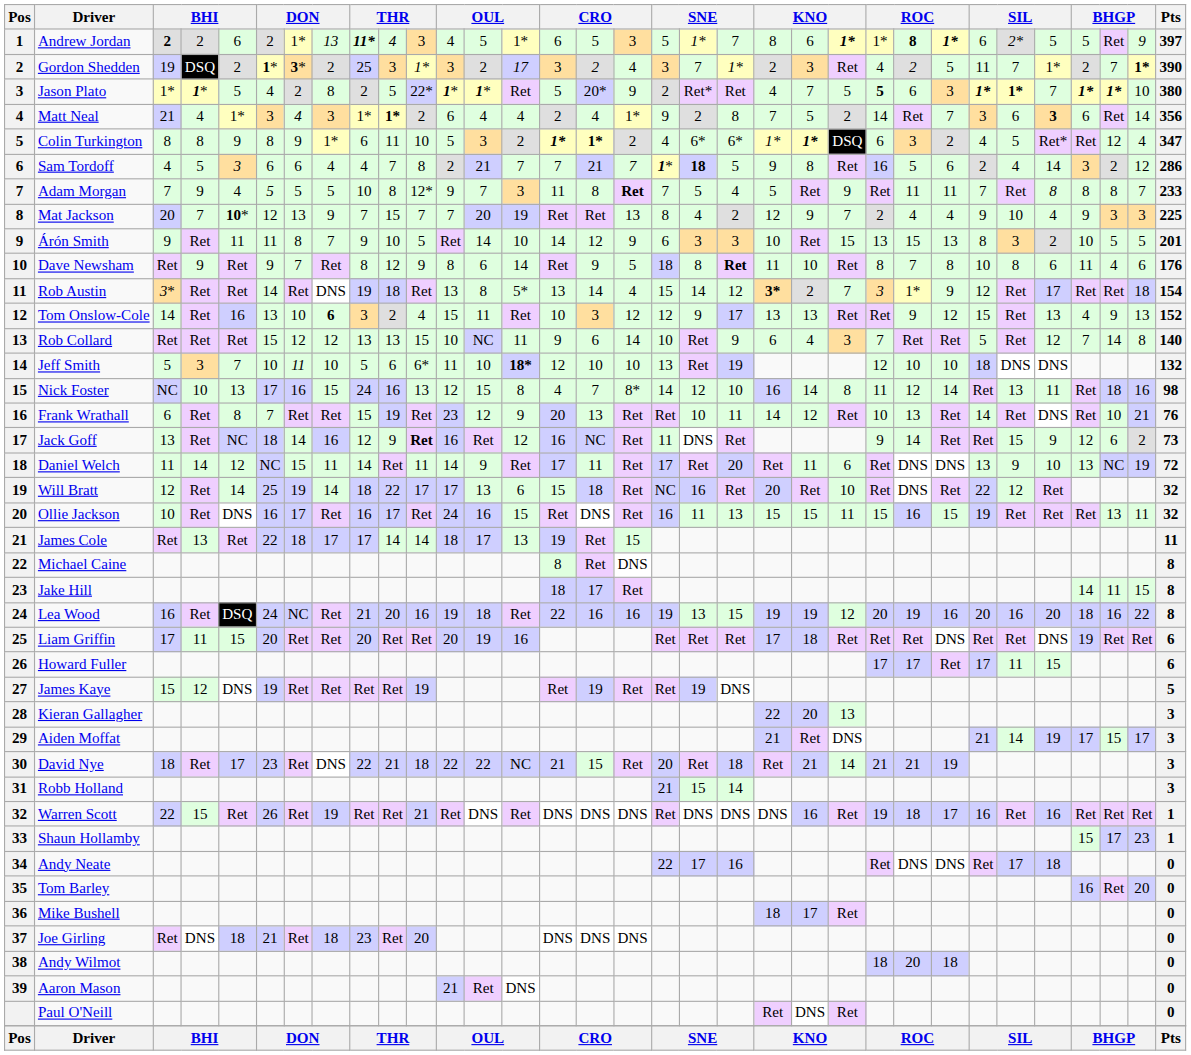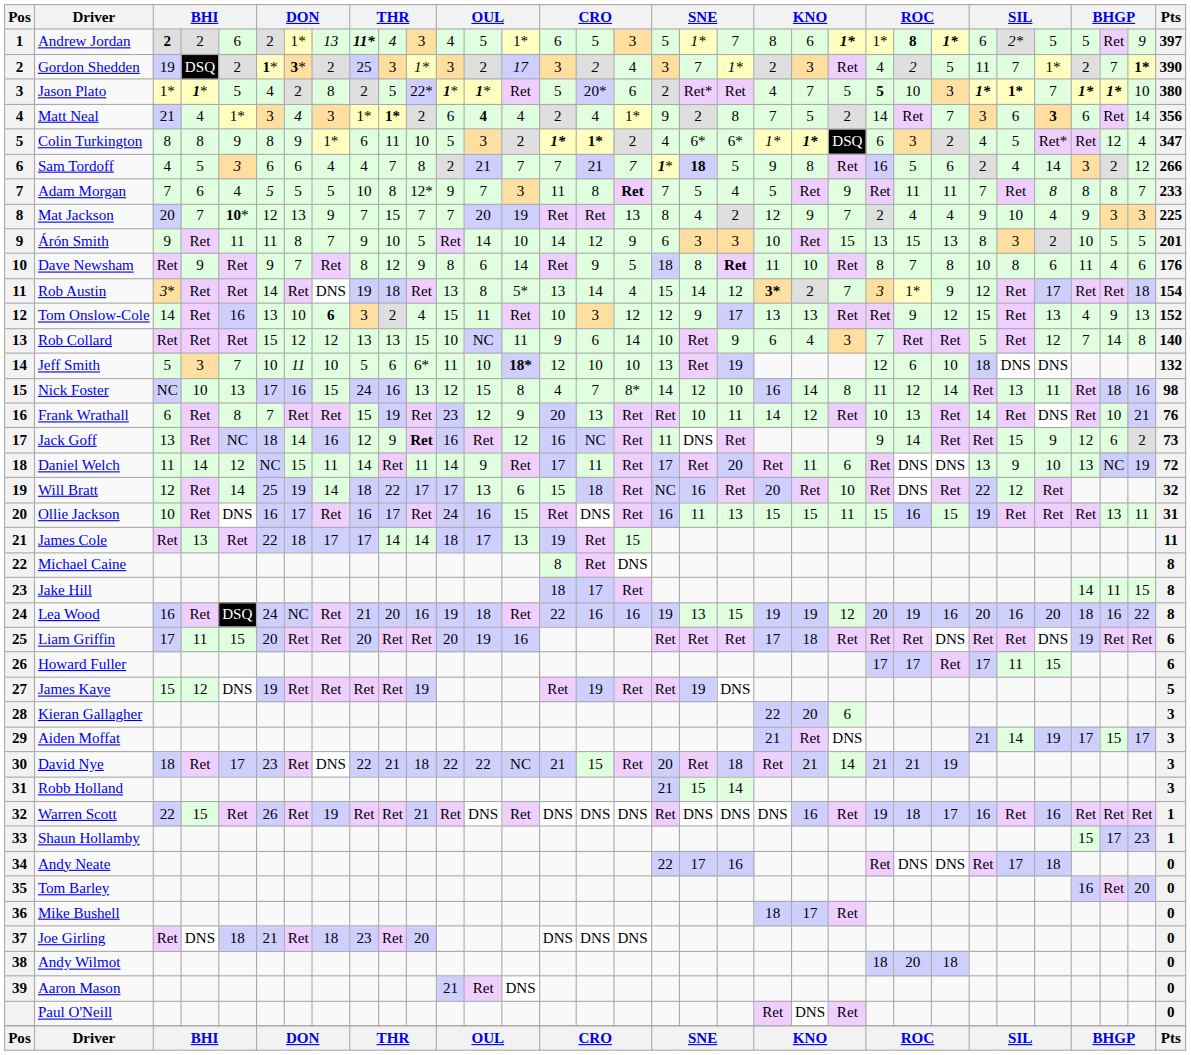(633, 91) 9 -> (633, 91) 6
(913, 91) 6 -> (913, 91) 10
(483, 116) normal -> (483, 116) bold
(1171, 165) 286 -> (1171, 165) 266
(200, 190) 9 -> (200, 190) 6
(913, 365) 10 -> (913, 365) 6
(1171, 514) 32 -> (1171, 514) 31
(847, 713) 13 -> (847, 713) 6
